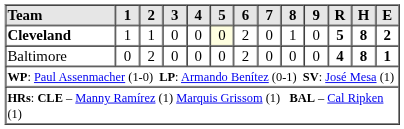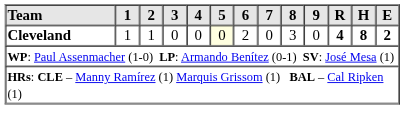(293, 35) 1 -> (293, 35) 3
(340, 35) 5 -> (340, 35) 4
- row: (37, 56)
